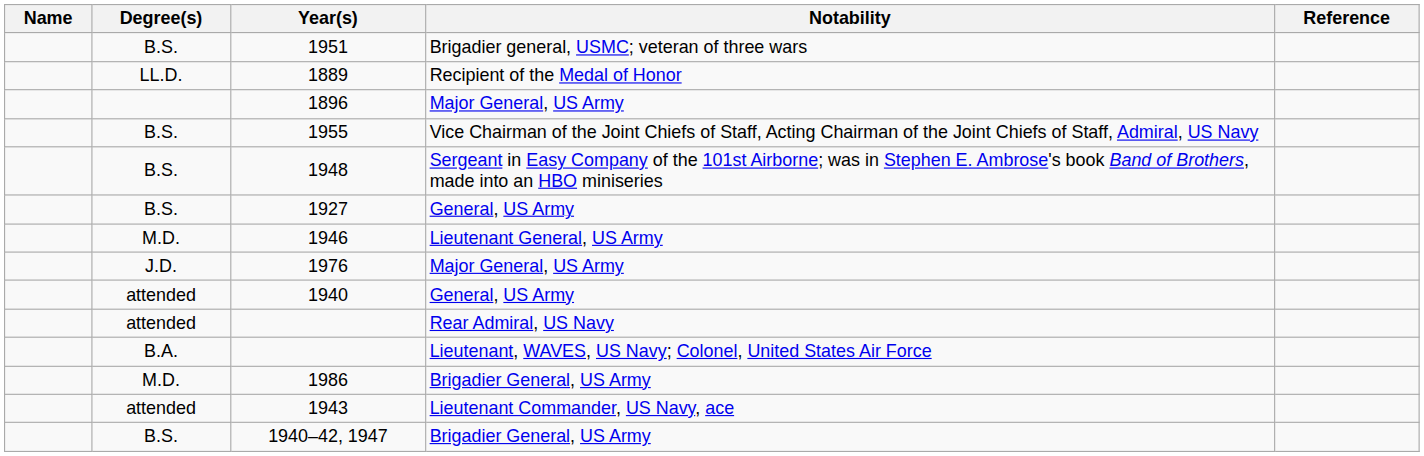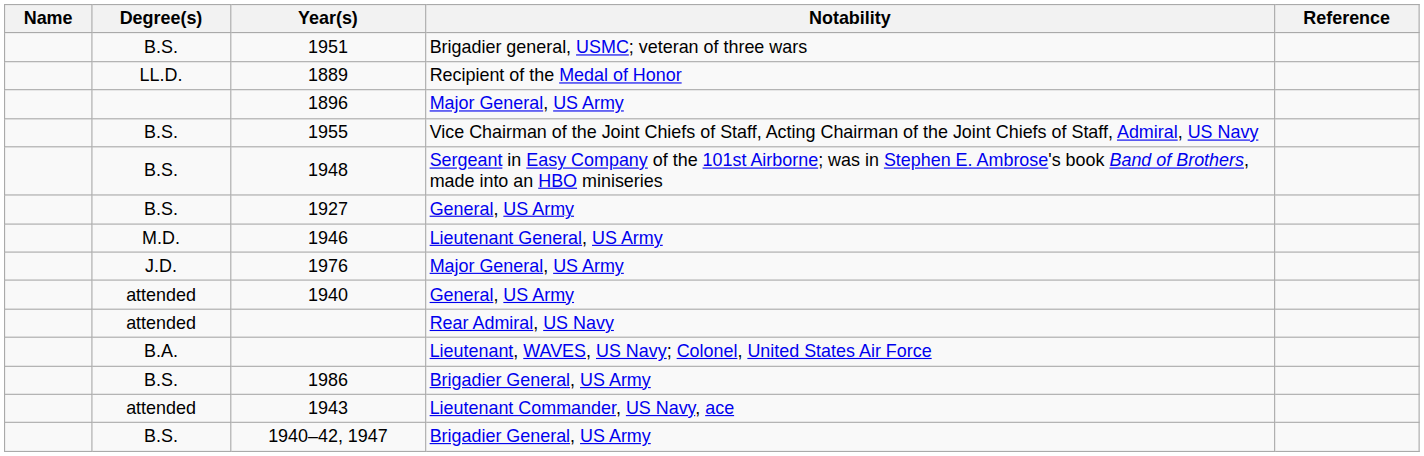(161, 379) M.D. -> (161, 379) B.S.
